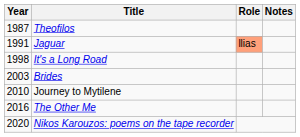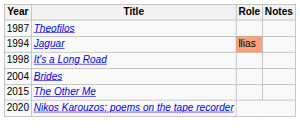(18, 44) 1991 -> (18, 44) 1994
(18, 76) 2003 -> (18, 76) 2004
- row: (77, 92)
(18, 108) 2016 -> (18, 92) 2015
